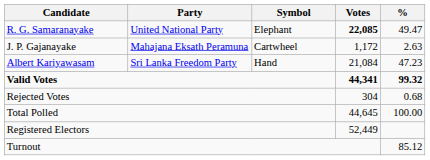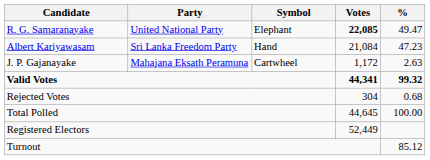rows swapped: (51, 63) <-> (41, 46)
